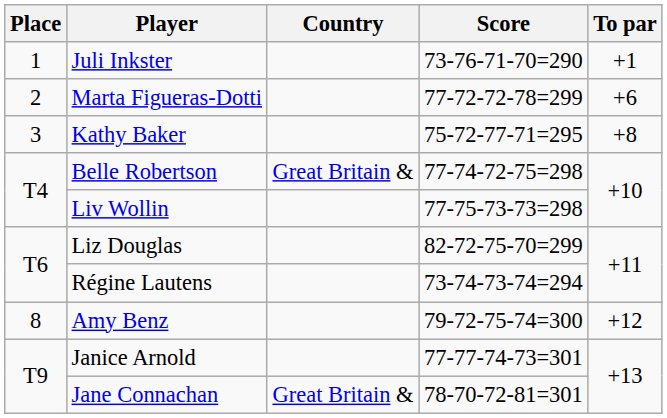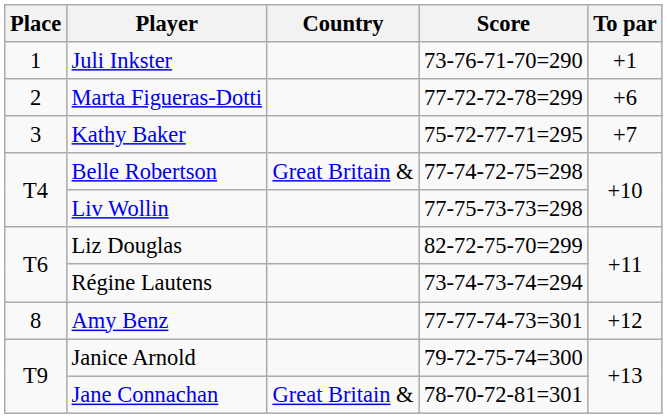(625, 134) +8 -> (625, 134) +7
(503, 319) 79-72-75-74=300 -> (503, 319) 77-77-74-73=301
(503, 357) 77-77-74-73=301 -> (503, 357) 79-72-75-74=300
